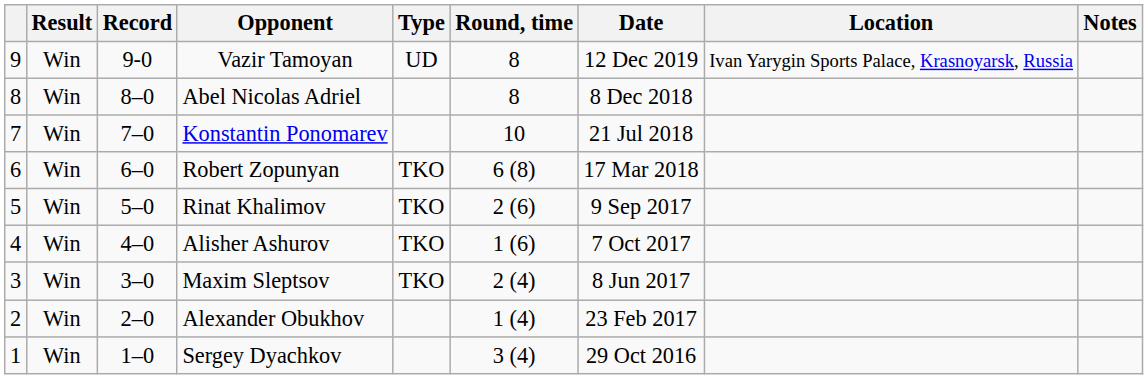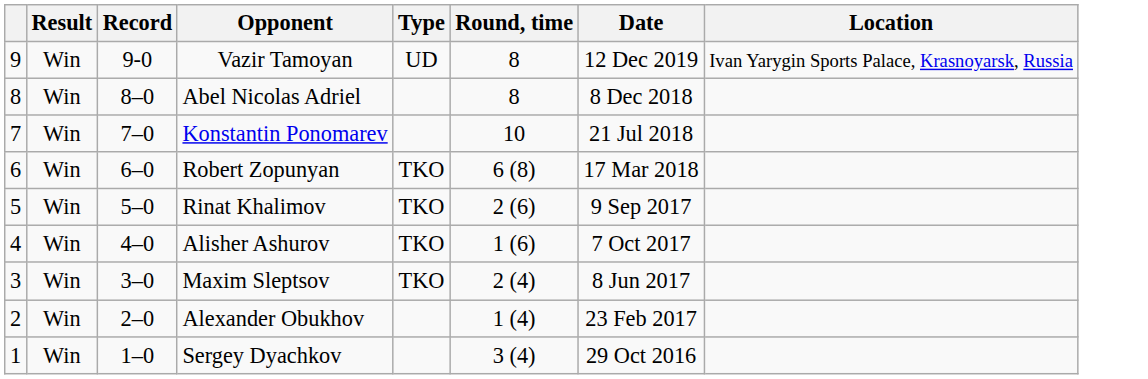- column: (1110, 23)
